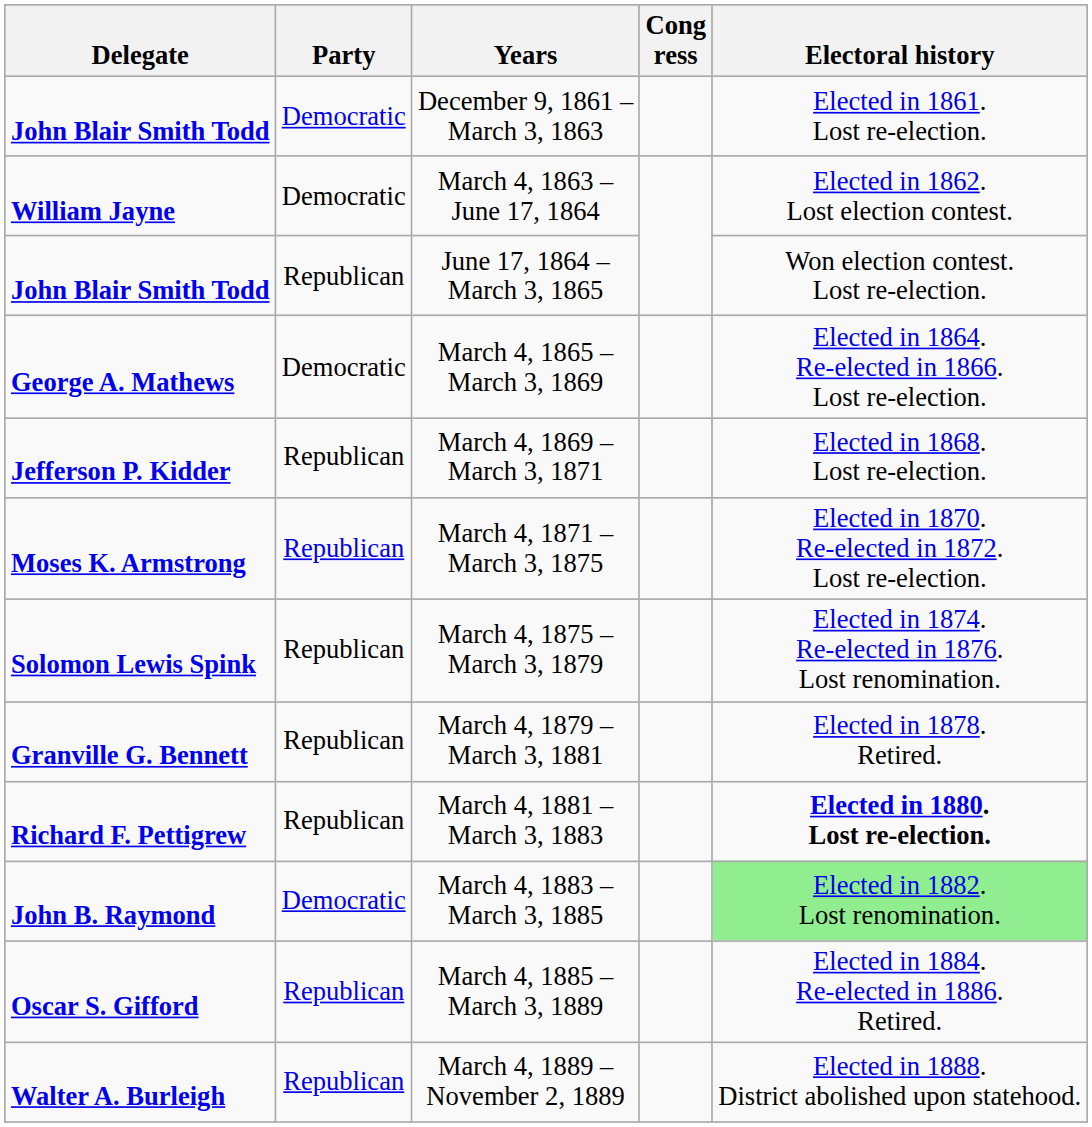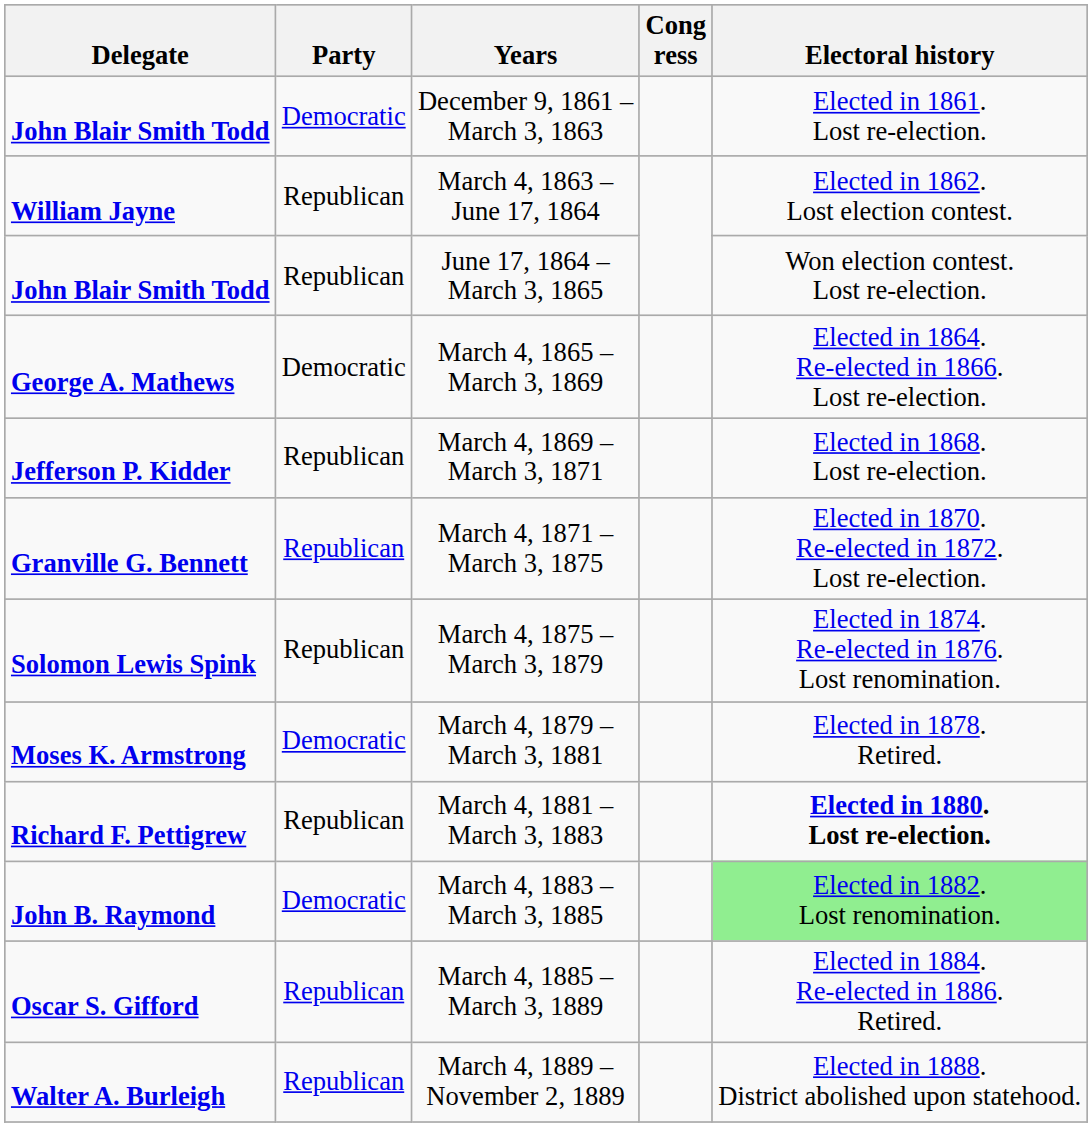(344, 196) Democratic -> (344, 196) Republican
(128, 562) Moses K. Armstrong -> (129, 562) Granville G. Bennett
(129, 755) Granville G. Bennett -> (128, 755) Moses K. Armstrong
(344, 740) Republican -> (344, 740) Democratic
